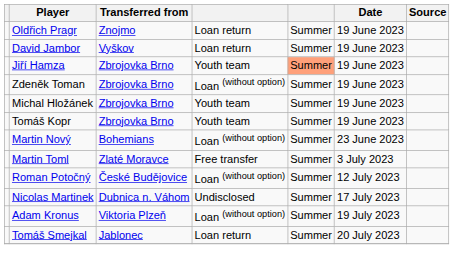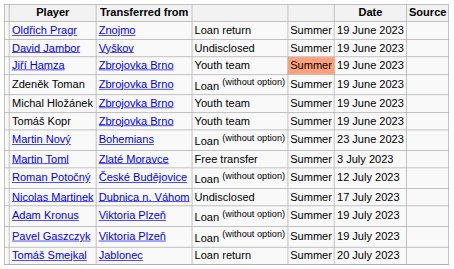(223, 48) Loan return -> (225, 48) Undisclosed
+ row: (51, 236)
